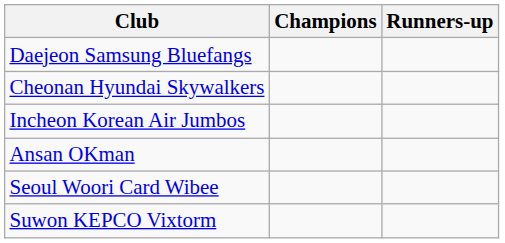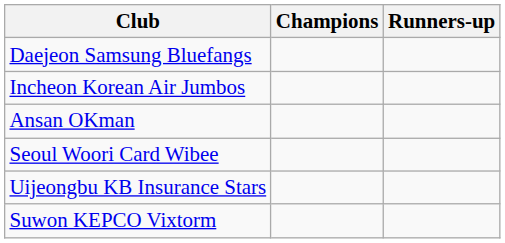- row: (137, 87)
+ row: (138, 187)
